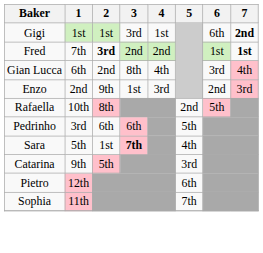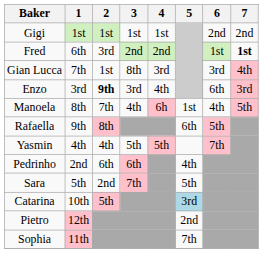(134, 32) 3rd -> (134, 32) 1st
(217, 32) 6th -> (217, 32) 2nd
(244, 32) bold -> (245, 32) normal
(79, 51) 7th -> (79, 51) 6th
(106, 51) bold -> (106, 51) normal
(79, 70) 6th -> (79, 70) 7th
(106, 70) 2nd -> (106, 70) 1st
(162, 70) 4th -> (162, 70) 3rd
(79, 88) 2nd -> (79, 88) 3rd
(106, 88) normal -> (106, 88) bold
(134, 88) 1st -> (134, 88) 3rd
(162, 88) 3rd -> (162, 88) 4th
(217, 88) 2nd -> (217, 88) 6th
+ row: (35, 107)
(79, 107) 10th -> (79, 126) 9th
(189, 107) 2nd -> (189, 126) 6th
+ row: (35, 145)
(79, 126) 3rd -> (79, 164) 2nd
(189, 126) 5th -> (189, 164) 4th
(106, 145) 1st -> (106, 182) 2nd
(134, 145) bold -> (134, 182) normal
(189, 145) 4th -> (189, 182) 5th
(79, 164) 9th -> (79, 201) 10th
(189, 164) no background -> (189, 201) lightblue background
(189, 182) 6th -> (189, 220) 2nd
